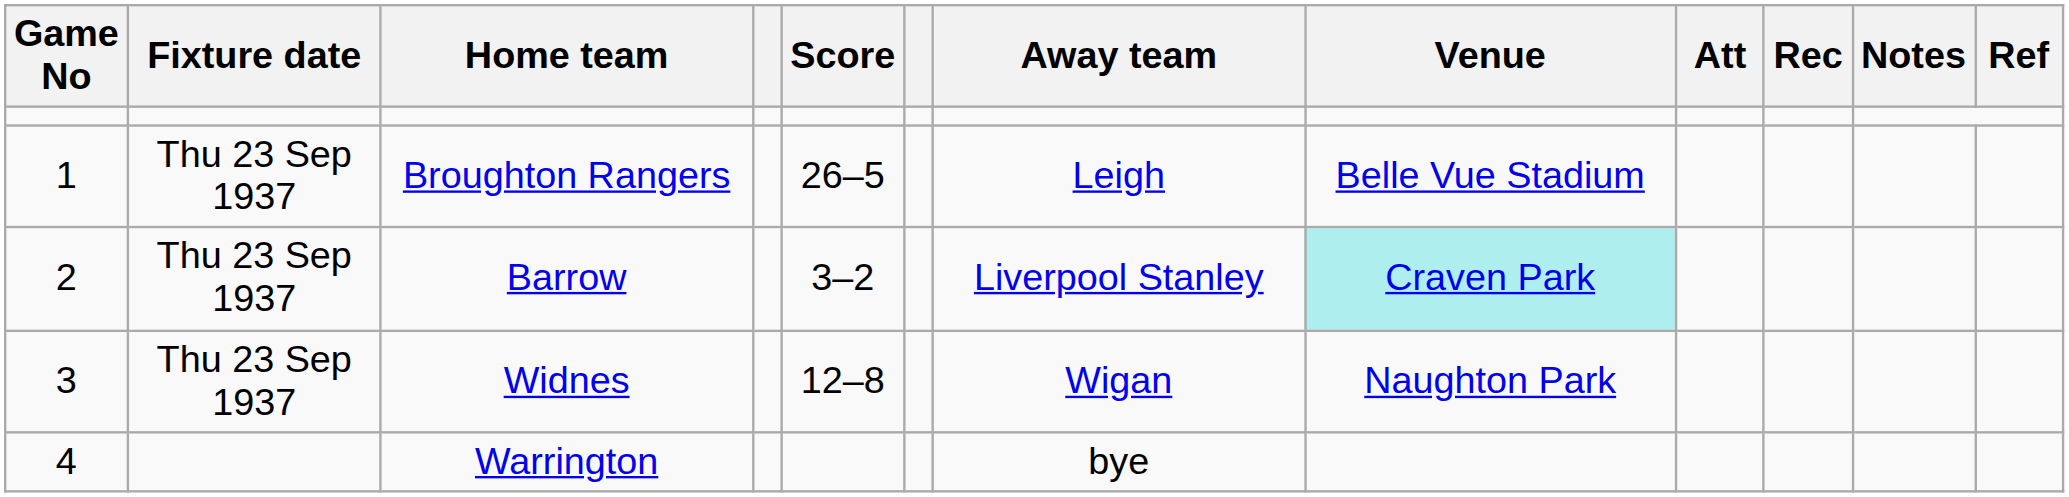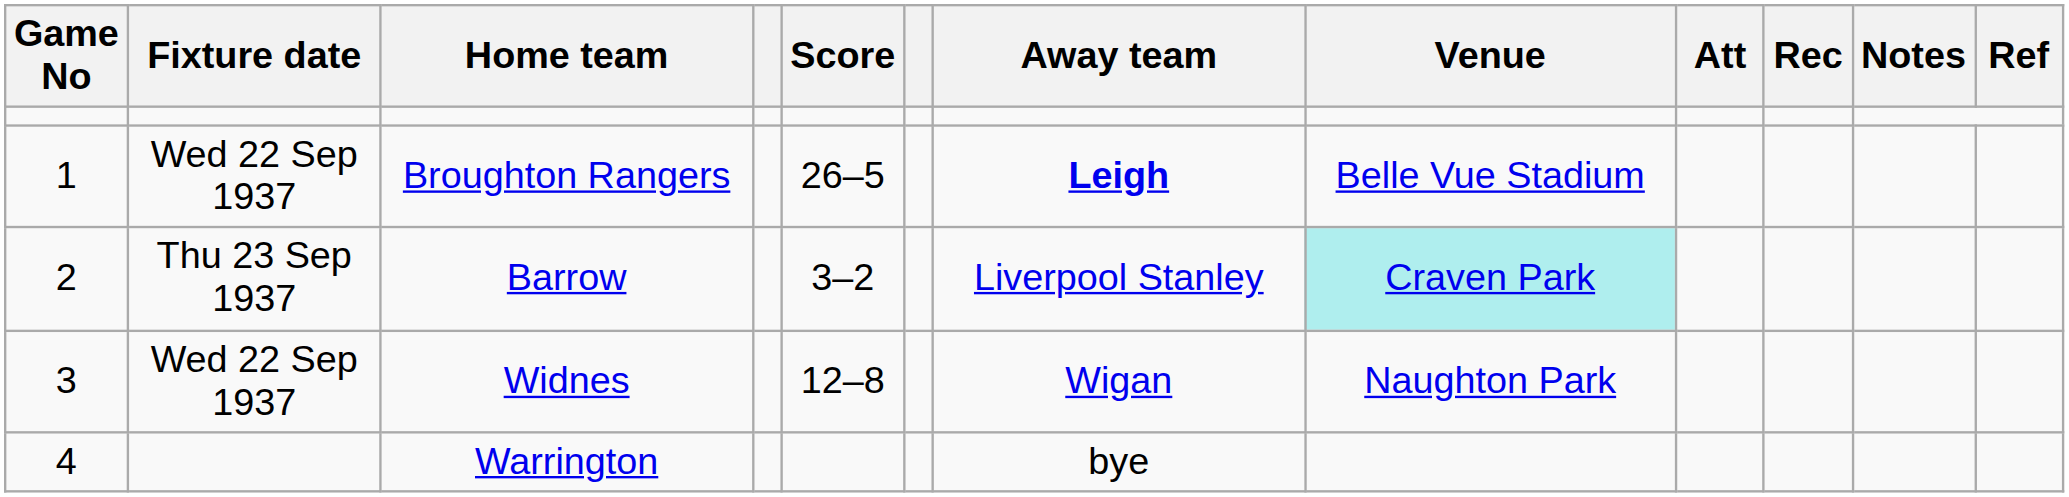(254, 175) Thu 23 Sep 1937 -> (254, 175) Wed 22 Sep 1937
(1119, 175) normal -> (1119, 175) bold
(254, 380) Thu 23 Sep 1937 -> (254, 380) Wed 22 Sep 1937
